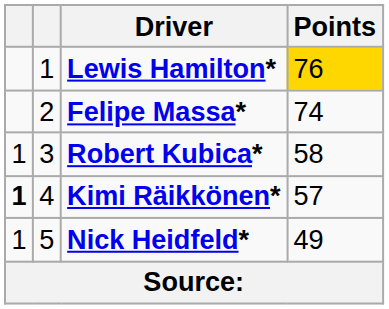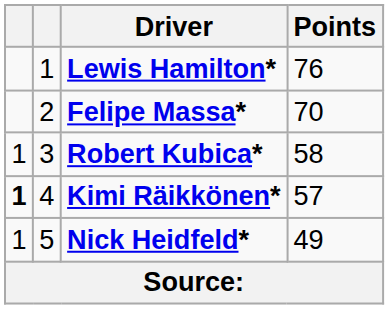(308, 69) gold background -> (308, 69) no background
(308, 111) 74 -> (308, 111) 70
